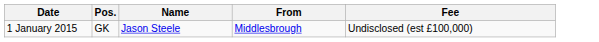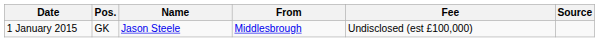+ column: (575, 12)
